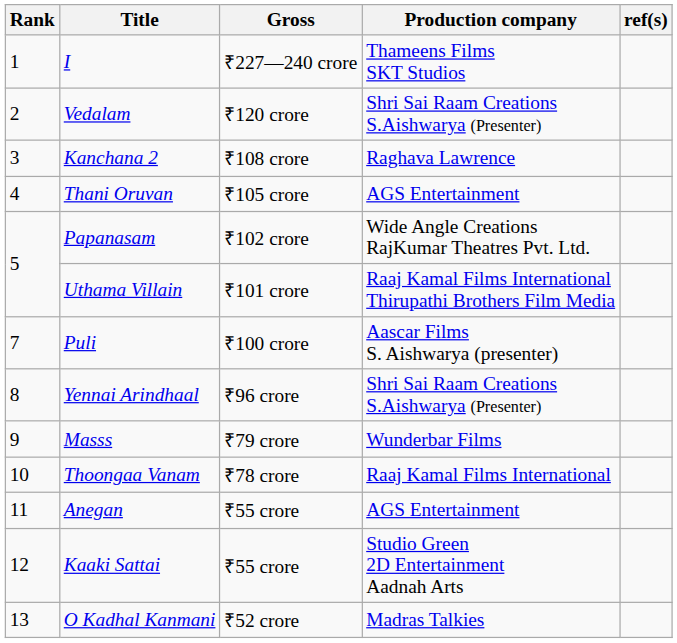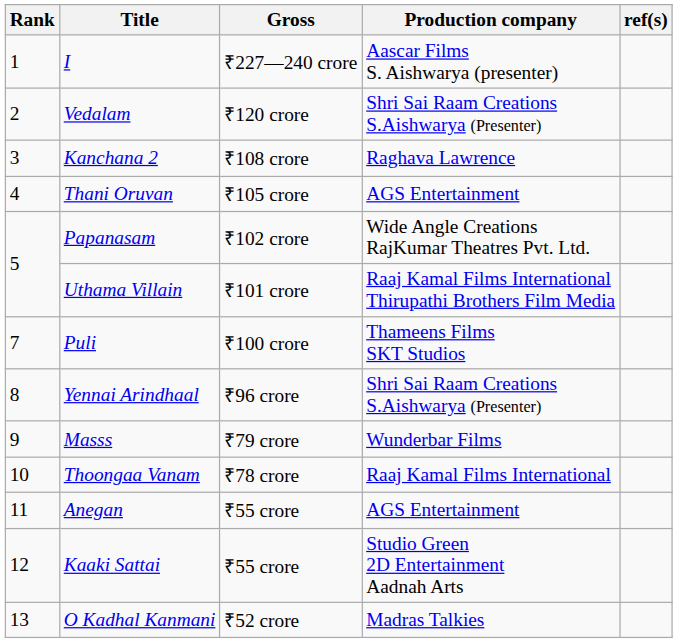(430, 61) Thameens Films SKT Studios -> (462, 61) Aascar Films S. Aishwarya (presenter)
(462, 342) Aascar Films S. Aishwarya (presenter) -> (430, 342) Thameens Films SKT Studios
